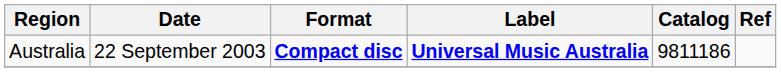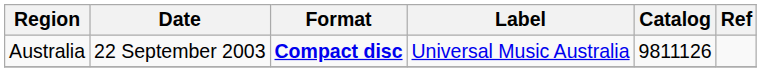(530, 50) bold -> (521, 50) normal
(694, 50) 9811186 -> (675, 50) 9811126
